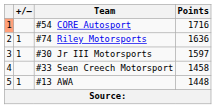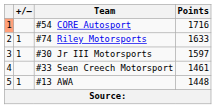(199, 40) 1636 -> (199, 40) 1633
(199, 68) 1458 -> (199, 68) 1461
